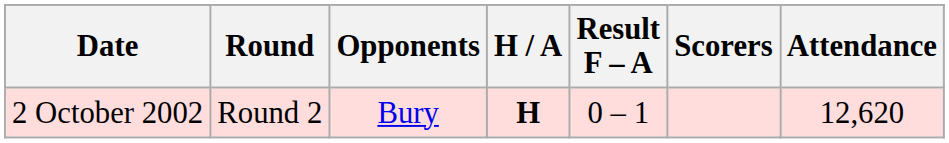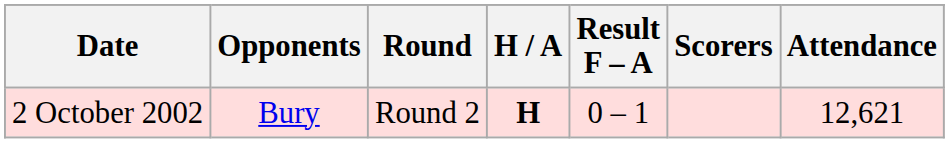columns swapped: (270, 46) <-> (408, 46)
(862, 112) 12,620 -> (862, 112) 12,621
